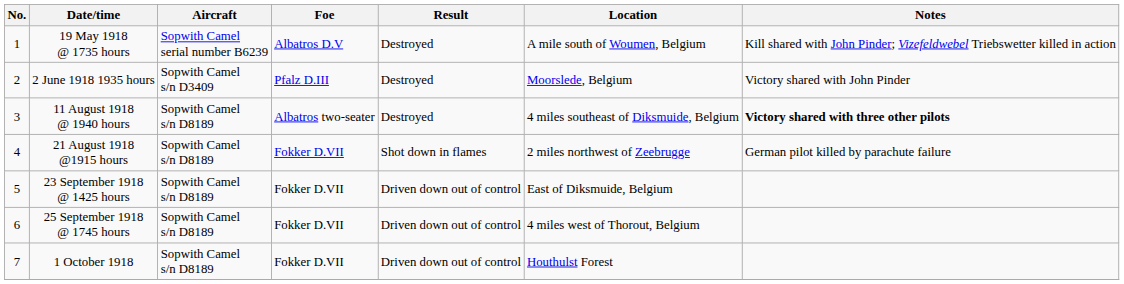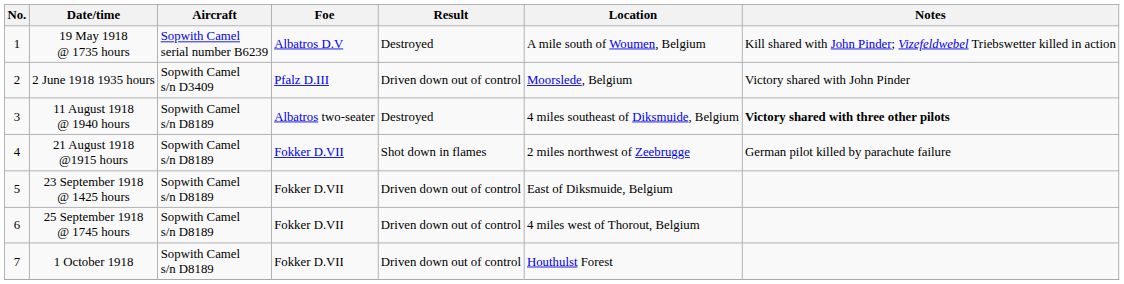(407, 80) Destroyed -> (451, 80) Driven down out of control
